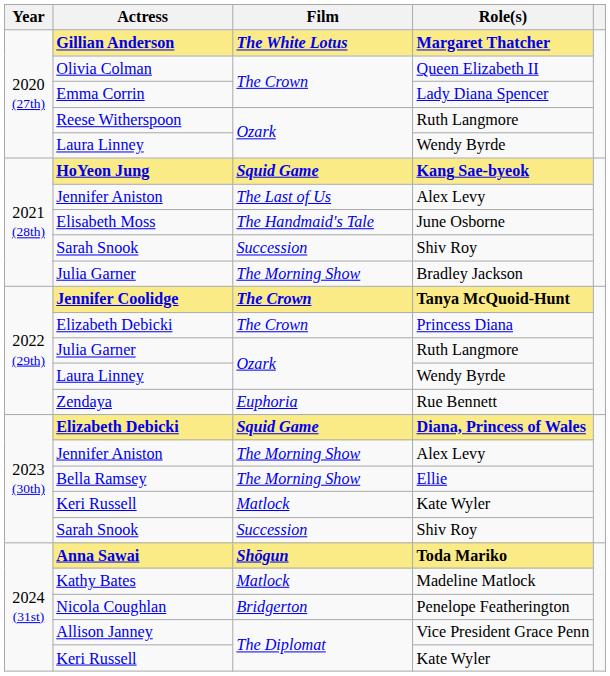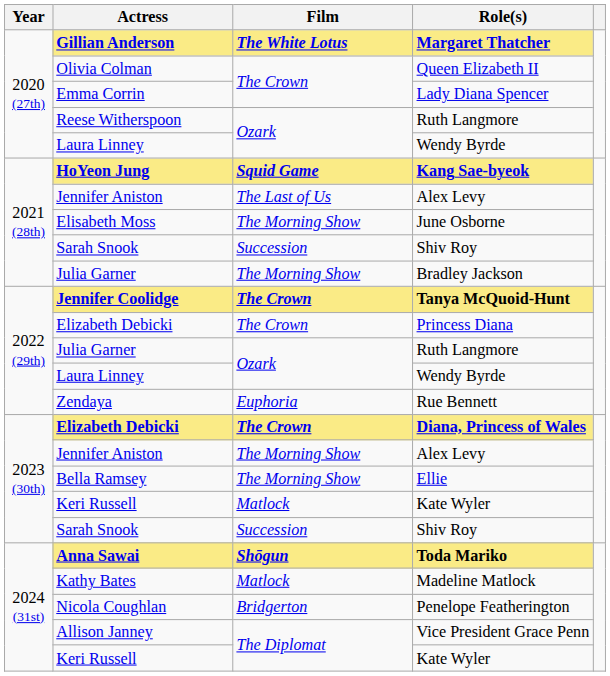(305, 222) The Handmaid's Tale -> (298, 222) The Morning Show
(277, 427) Squid Game -> (274, 427) The Crown
